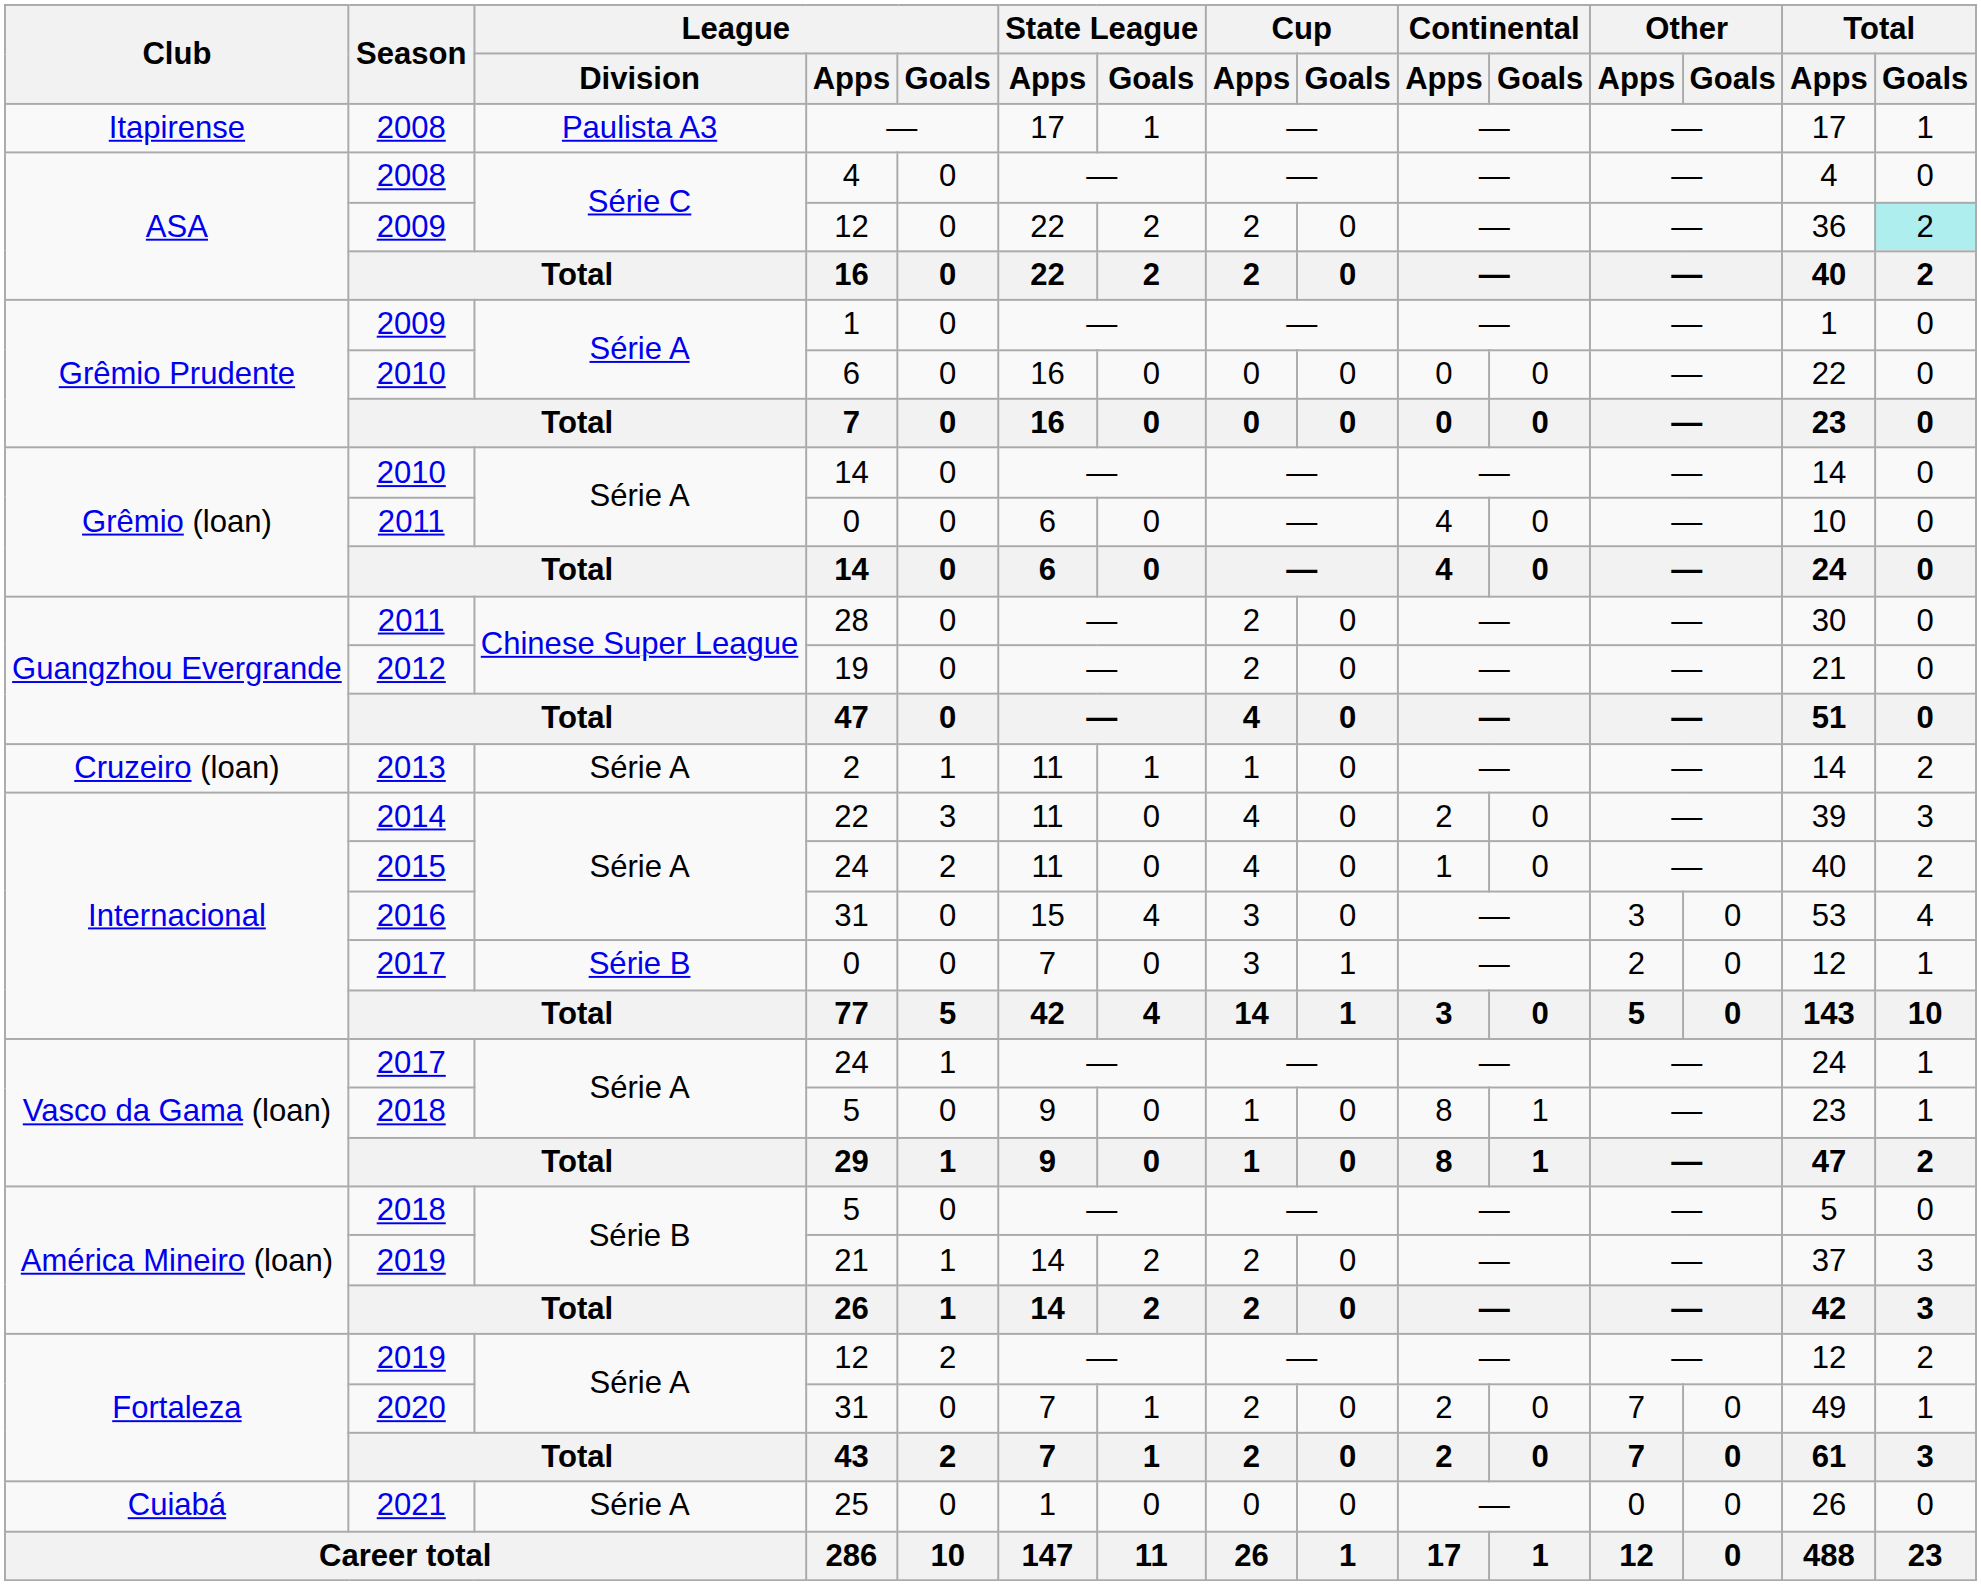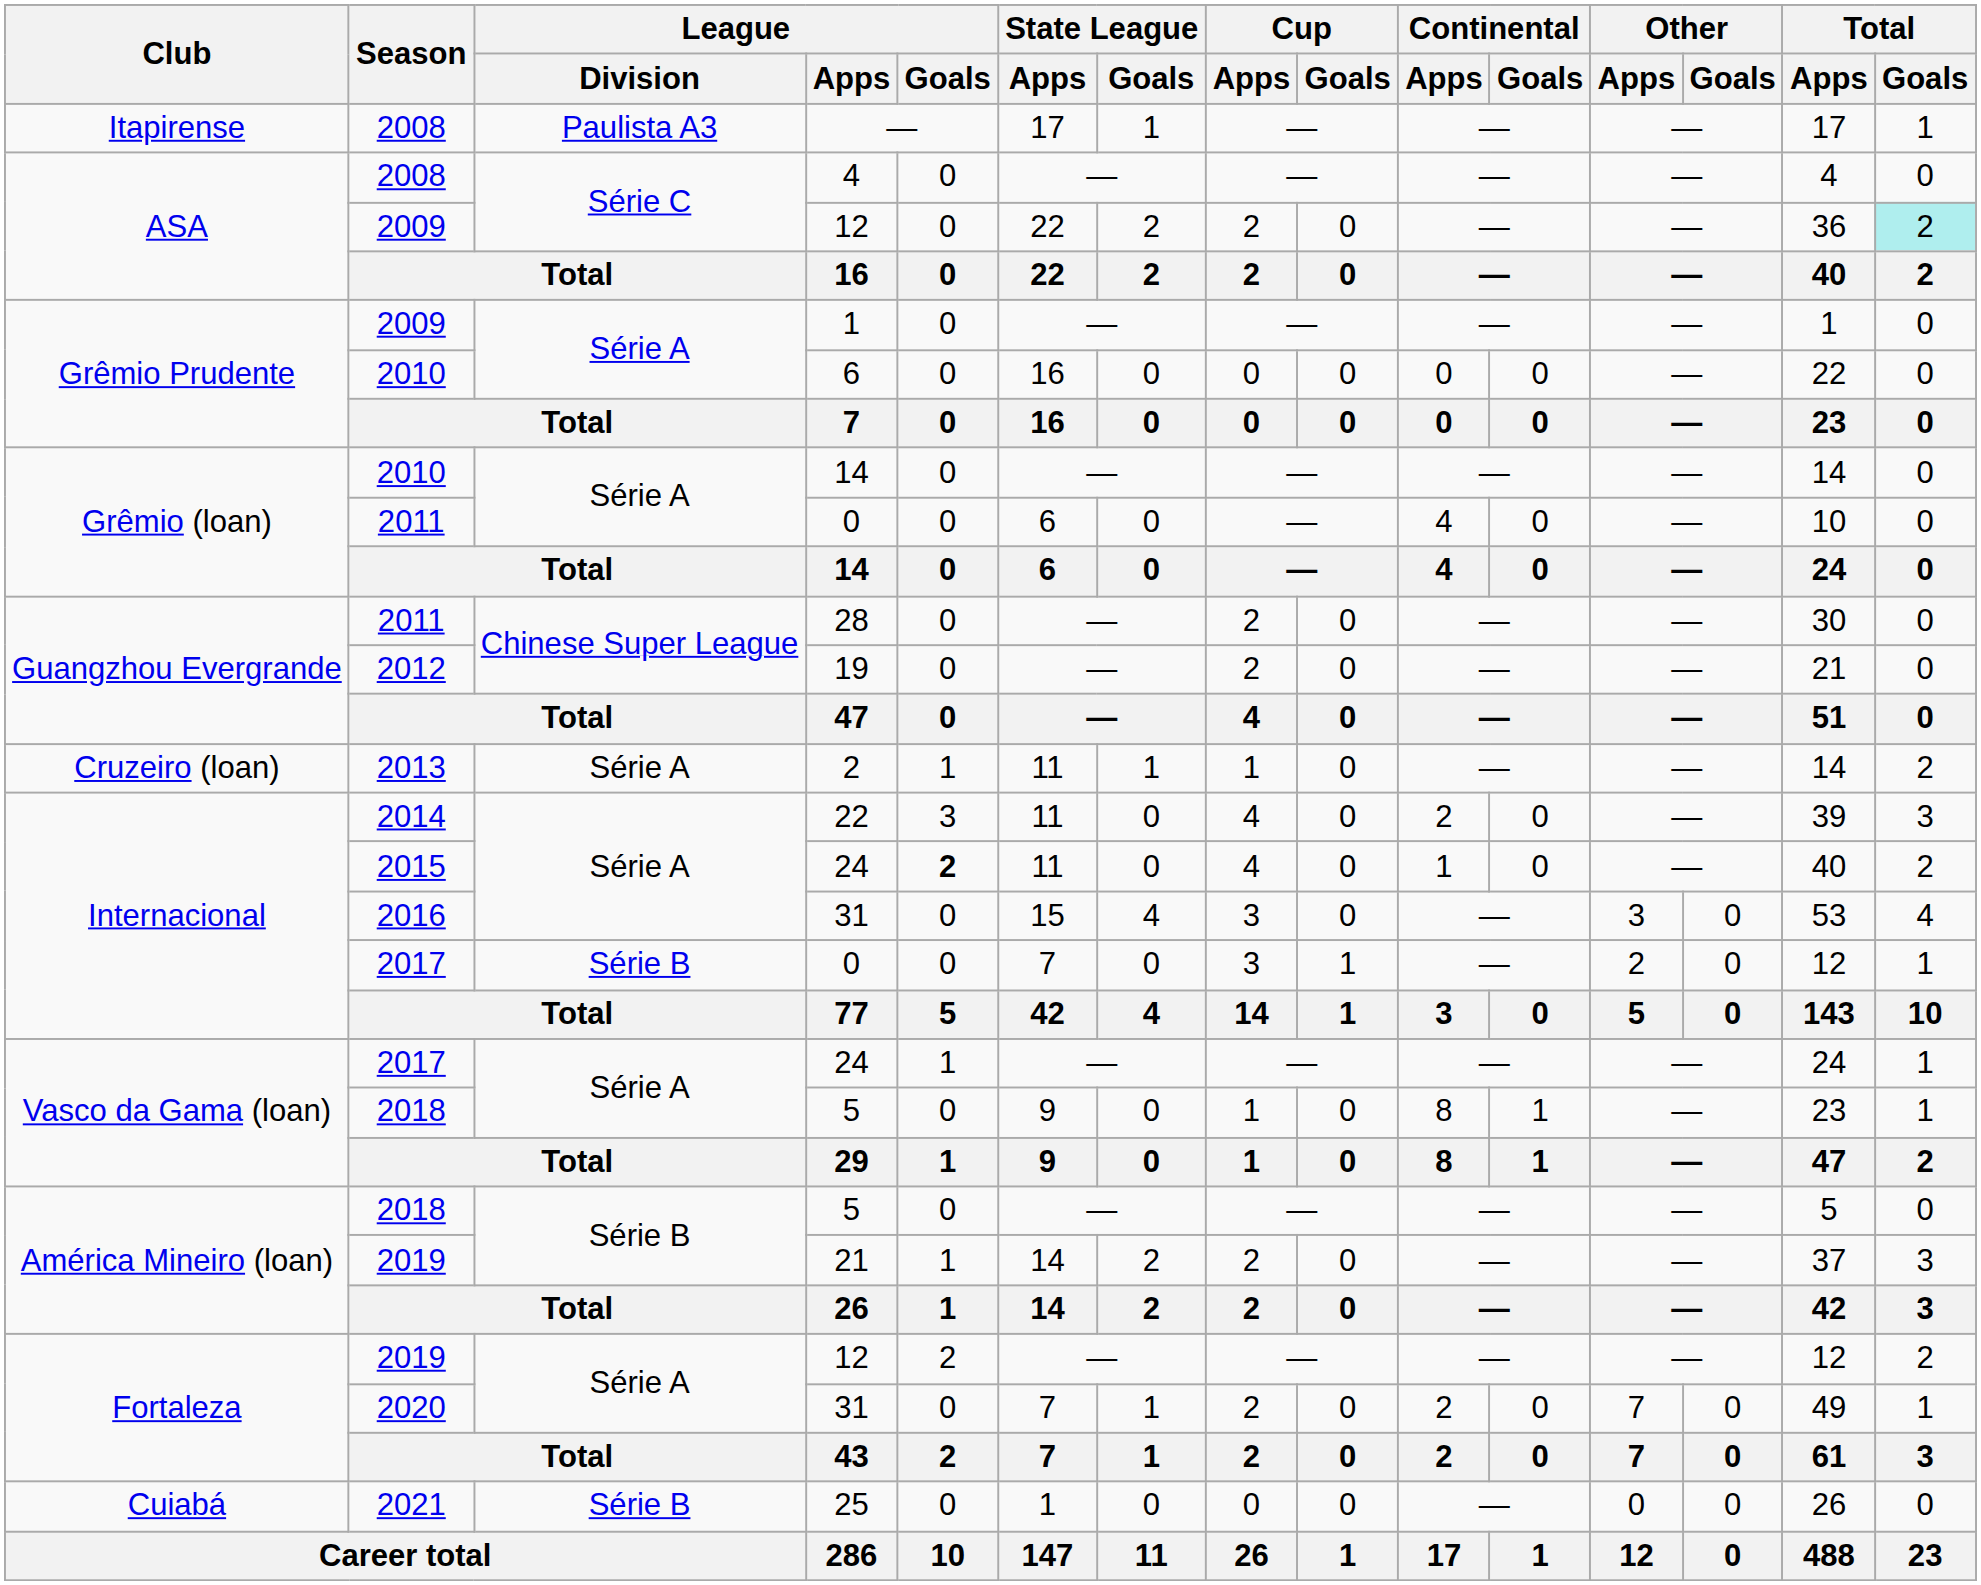(948, 865) normal -> (948, 865) bold
(640, 1505) Série A -> (640, 1505) Série B
